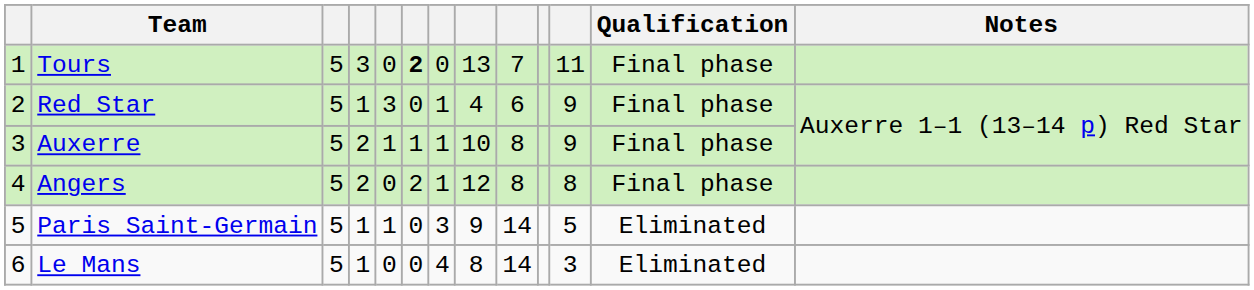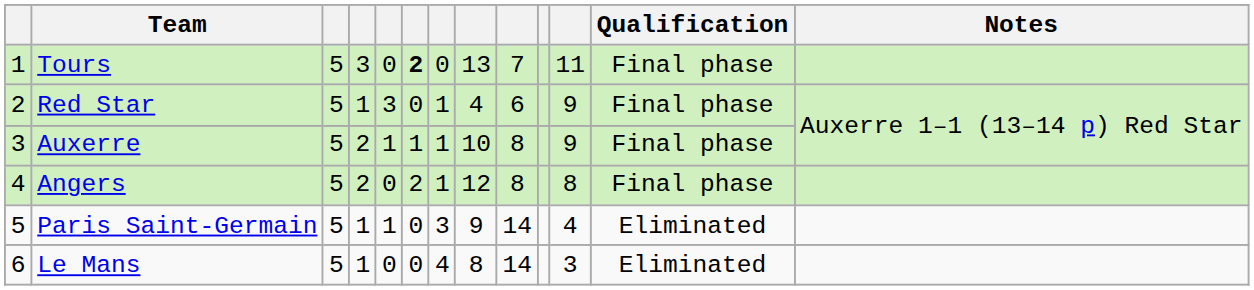(570, 225) 5 -> (570, 225) 4
